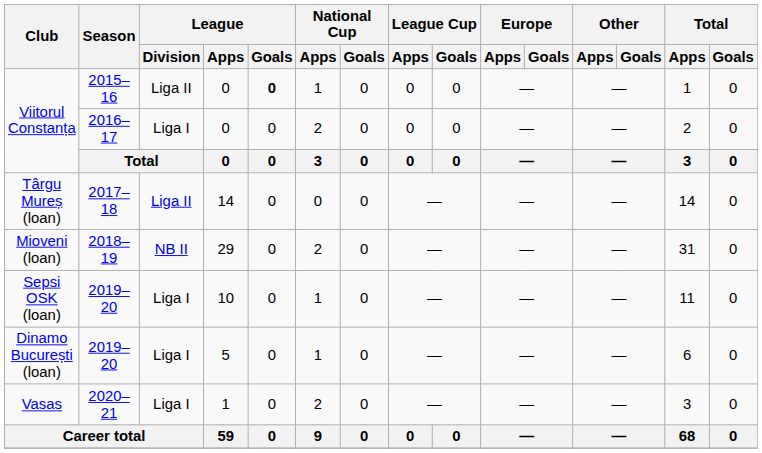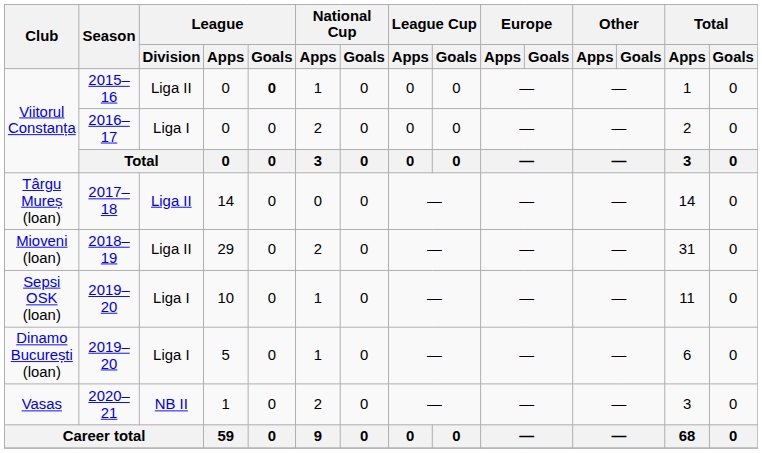(171, 249) NB II -> (171, 249) Liga II
(171, 404) Liga I -> (171, 404) NB II
